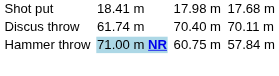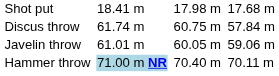(197, 26) 70.40 m -> (197, 26) 60.75 m
(251, 26) 70.11 m -> (251, 26) 57.84 m
+ row: (43, 45)
(197, 45) 60.75 m -> (197, 63) 70.40 m
(251, 45) 57.84 m -> (251, 63) 70.11 m
